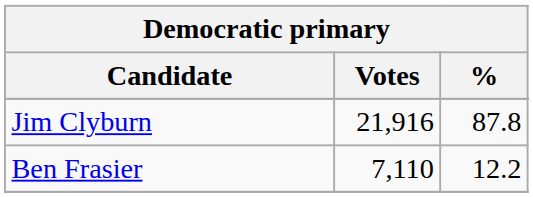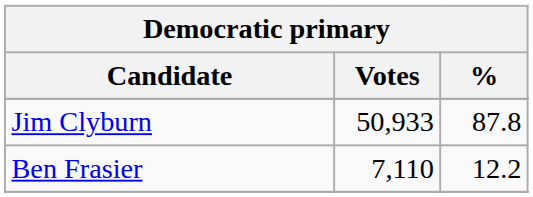(395, 122) 21,916 -> (395, 122) 50,933
